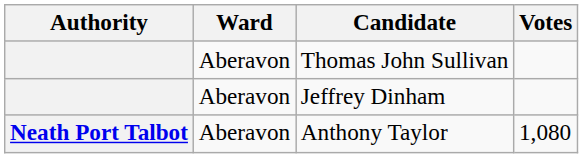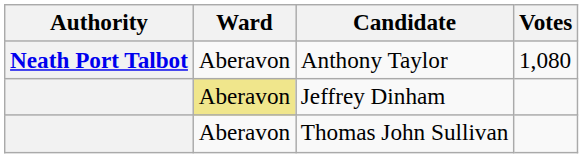rows swapped: (374, 133) <-> (405, 59)
(244, 96) no background -> (244, 96) khaki background
